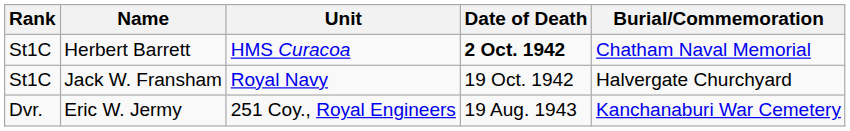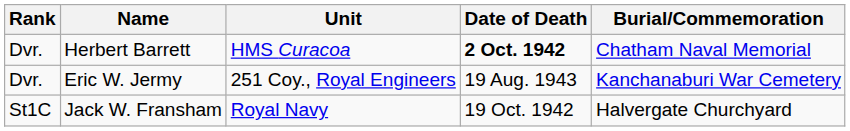(30, 49) St1C -> (26, 49) Dvr.
rows swapped: (143, 79) <-> (123, 110)
